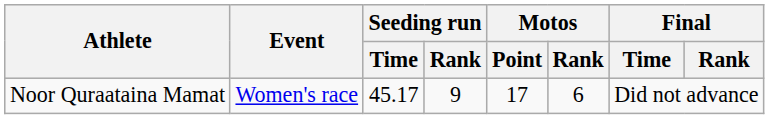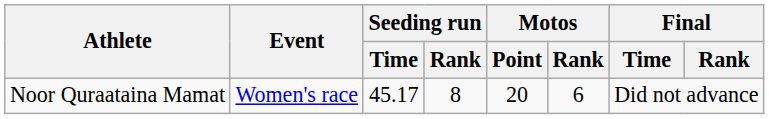(455, 95) 9 -> (455, 95) 8
(517, 95) 17 -> (517, 95) 20
